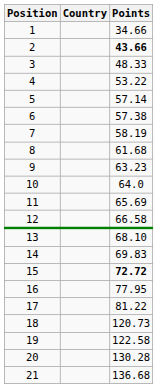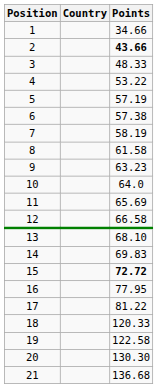(131, 99) 57.14 -> (131, 99) 57.19
(131, 150) 61.68 -> (131, 150) 61.58
(131, 324) 120.73 -> (131, 324) 120.33
(131, 358) 130.28 -> (131, 358) 130.30
